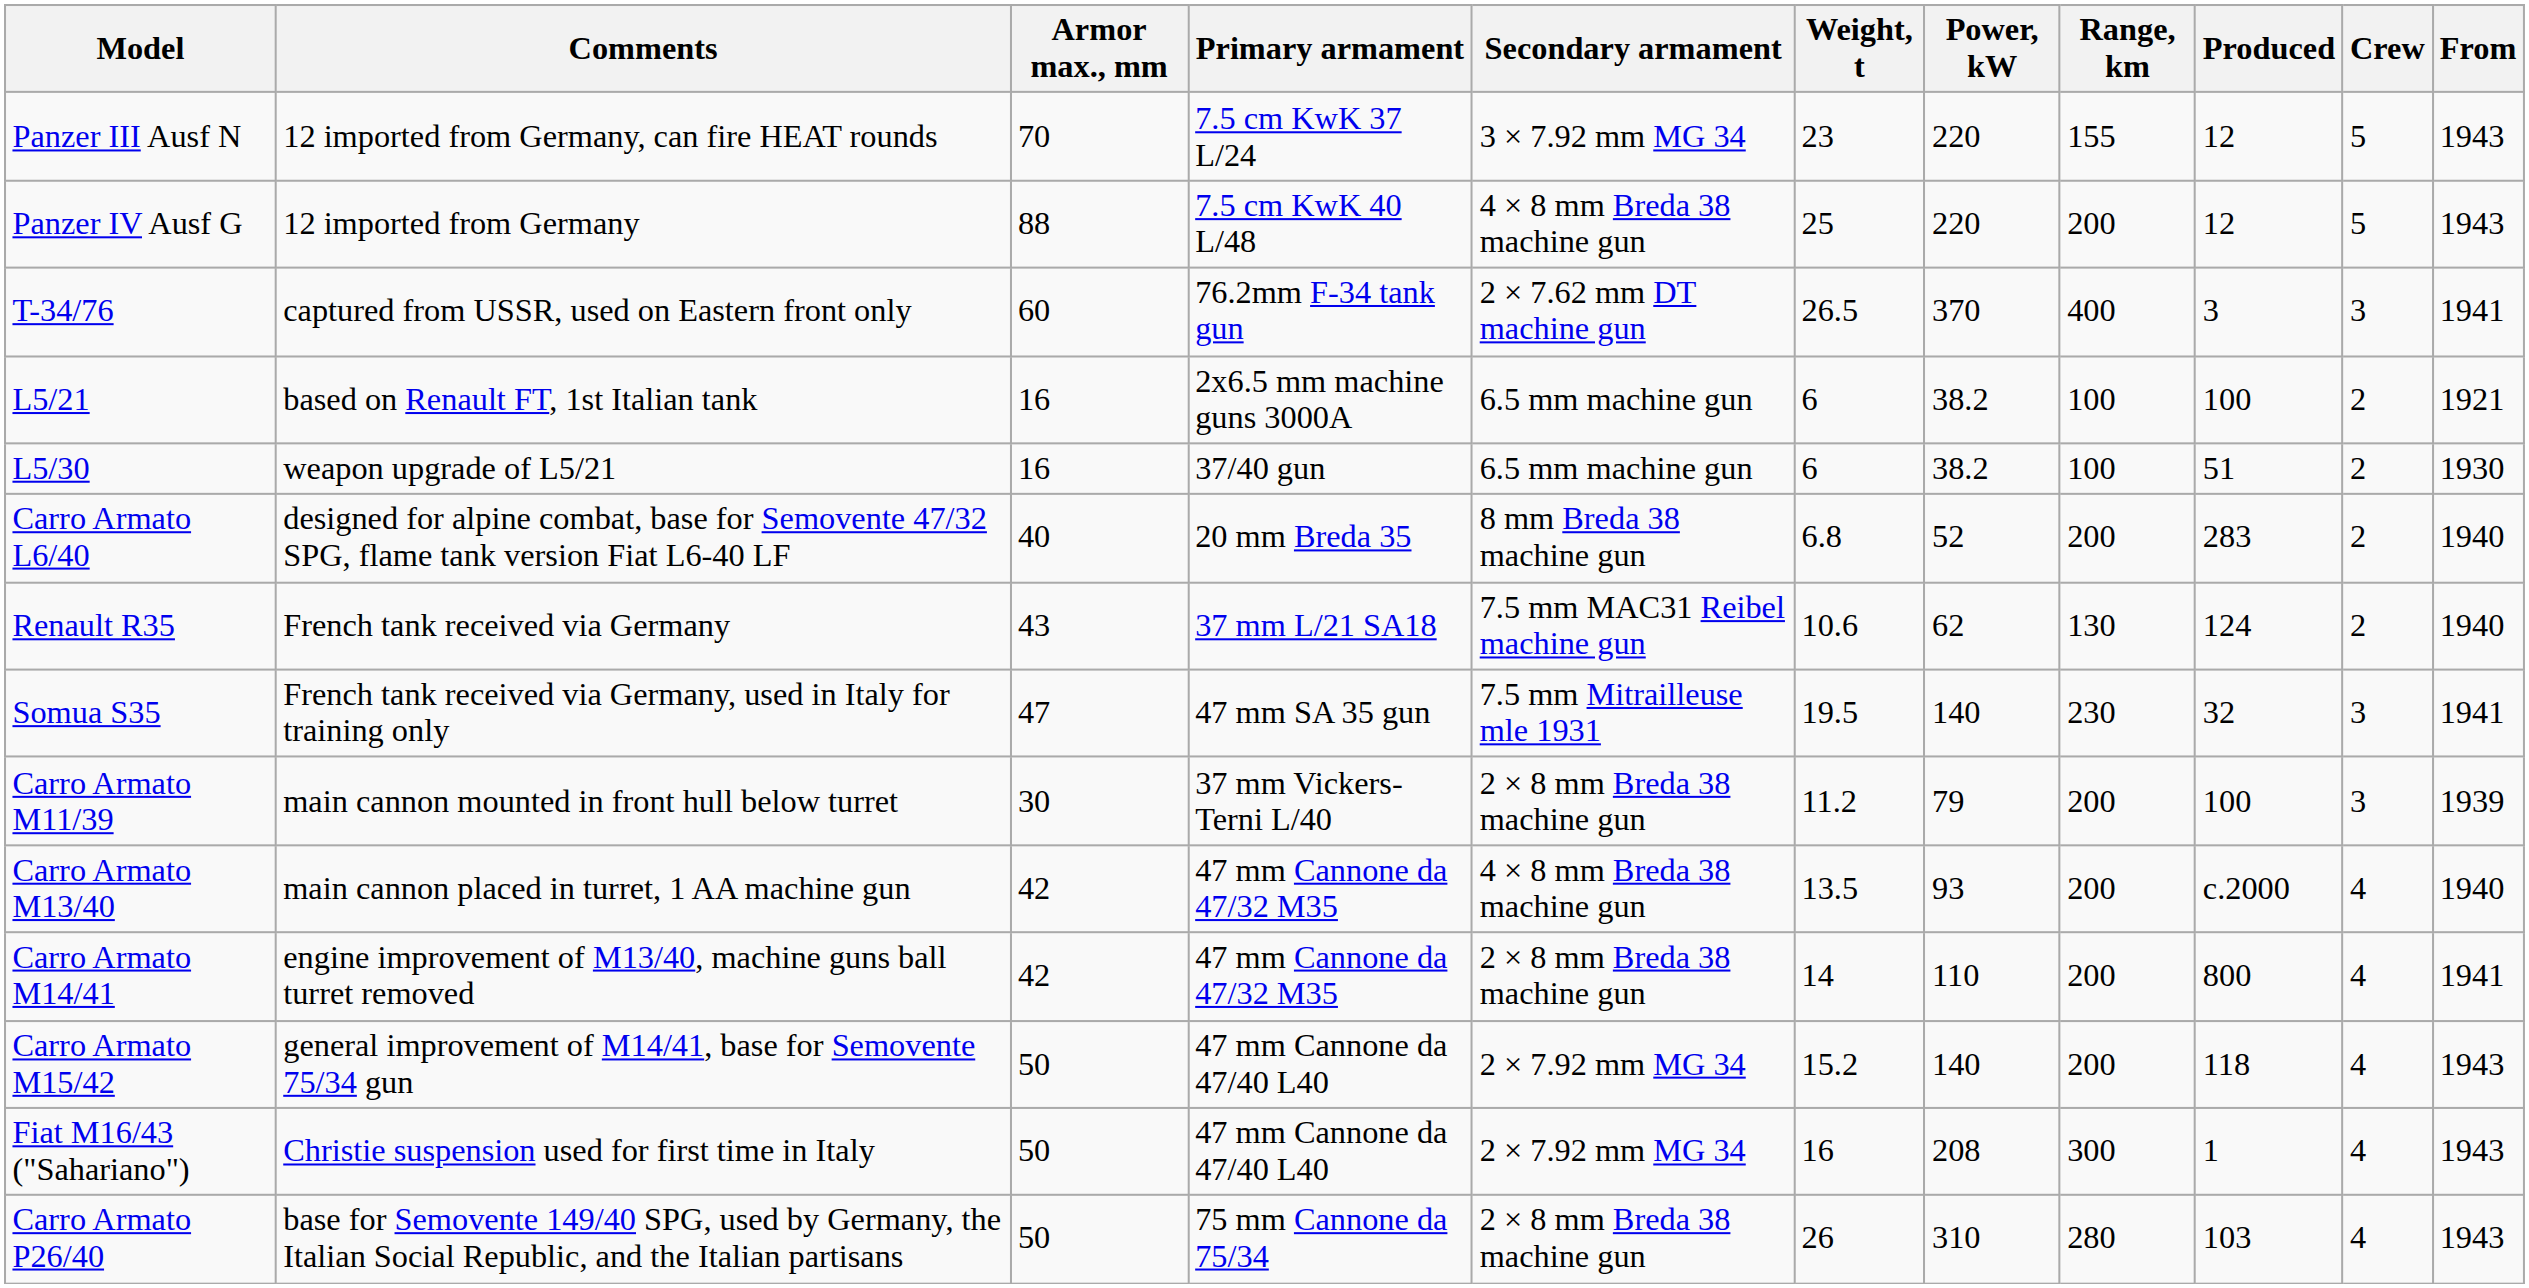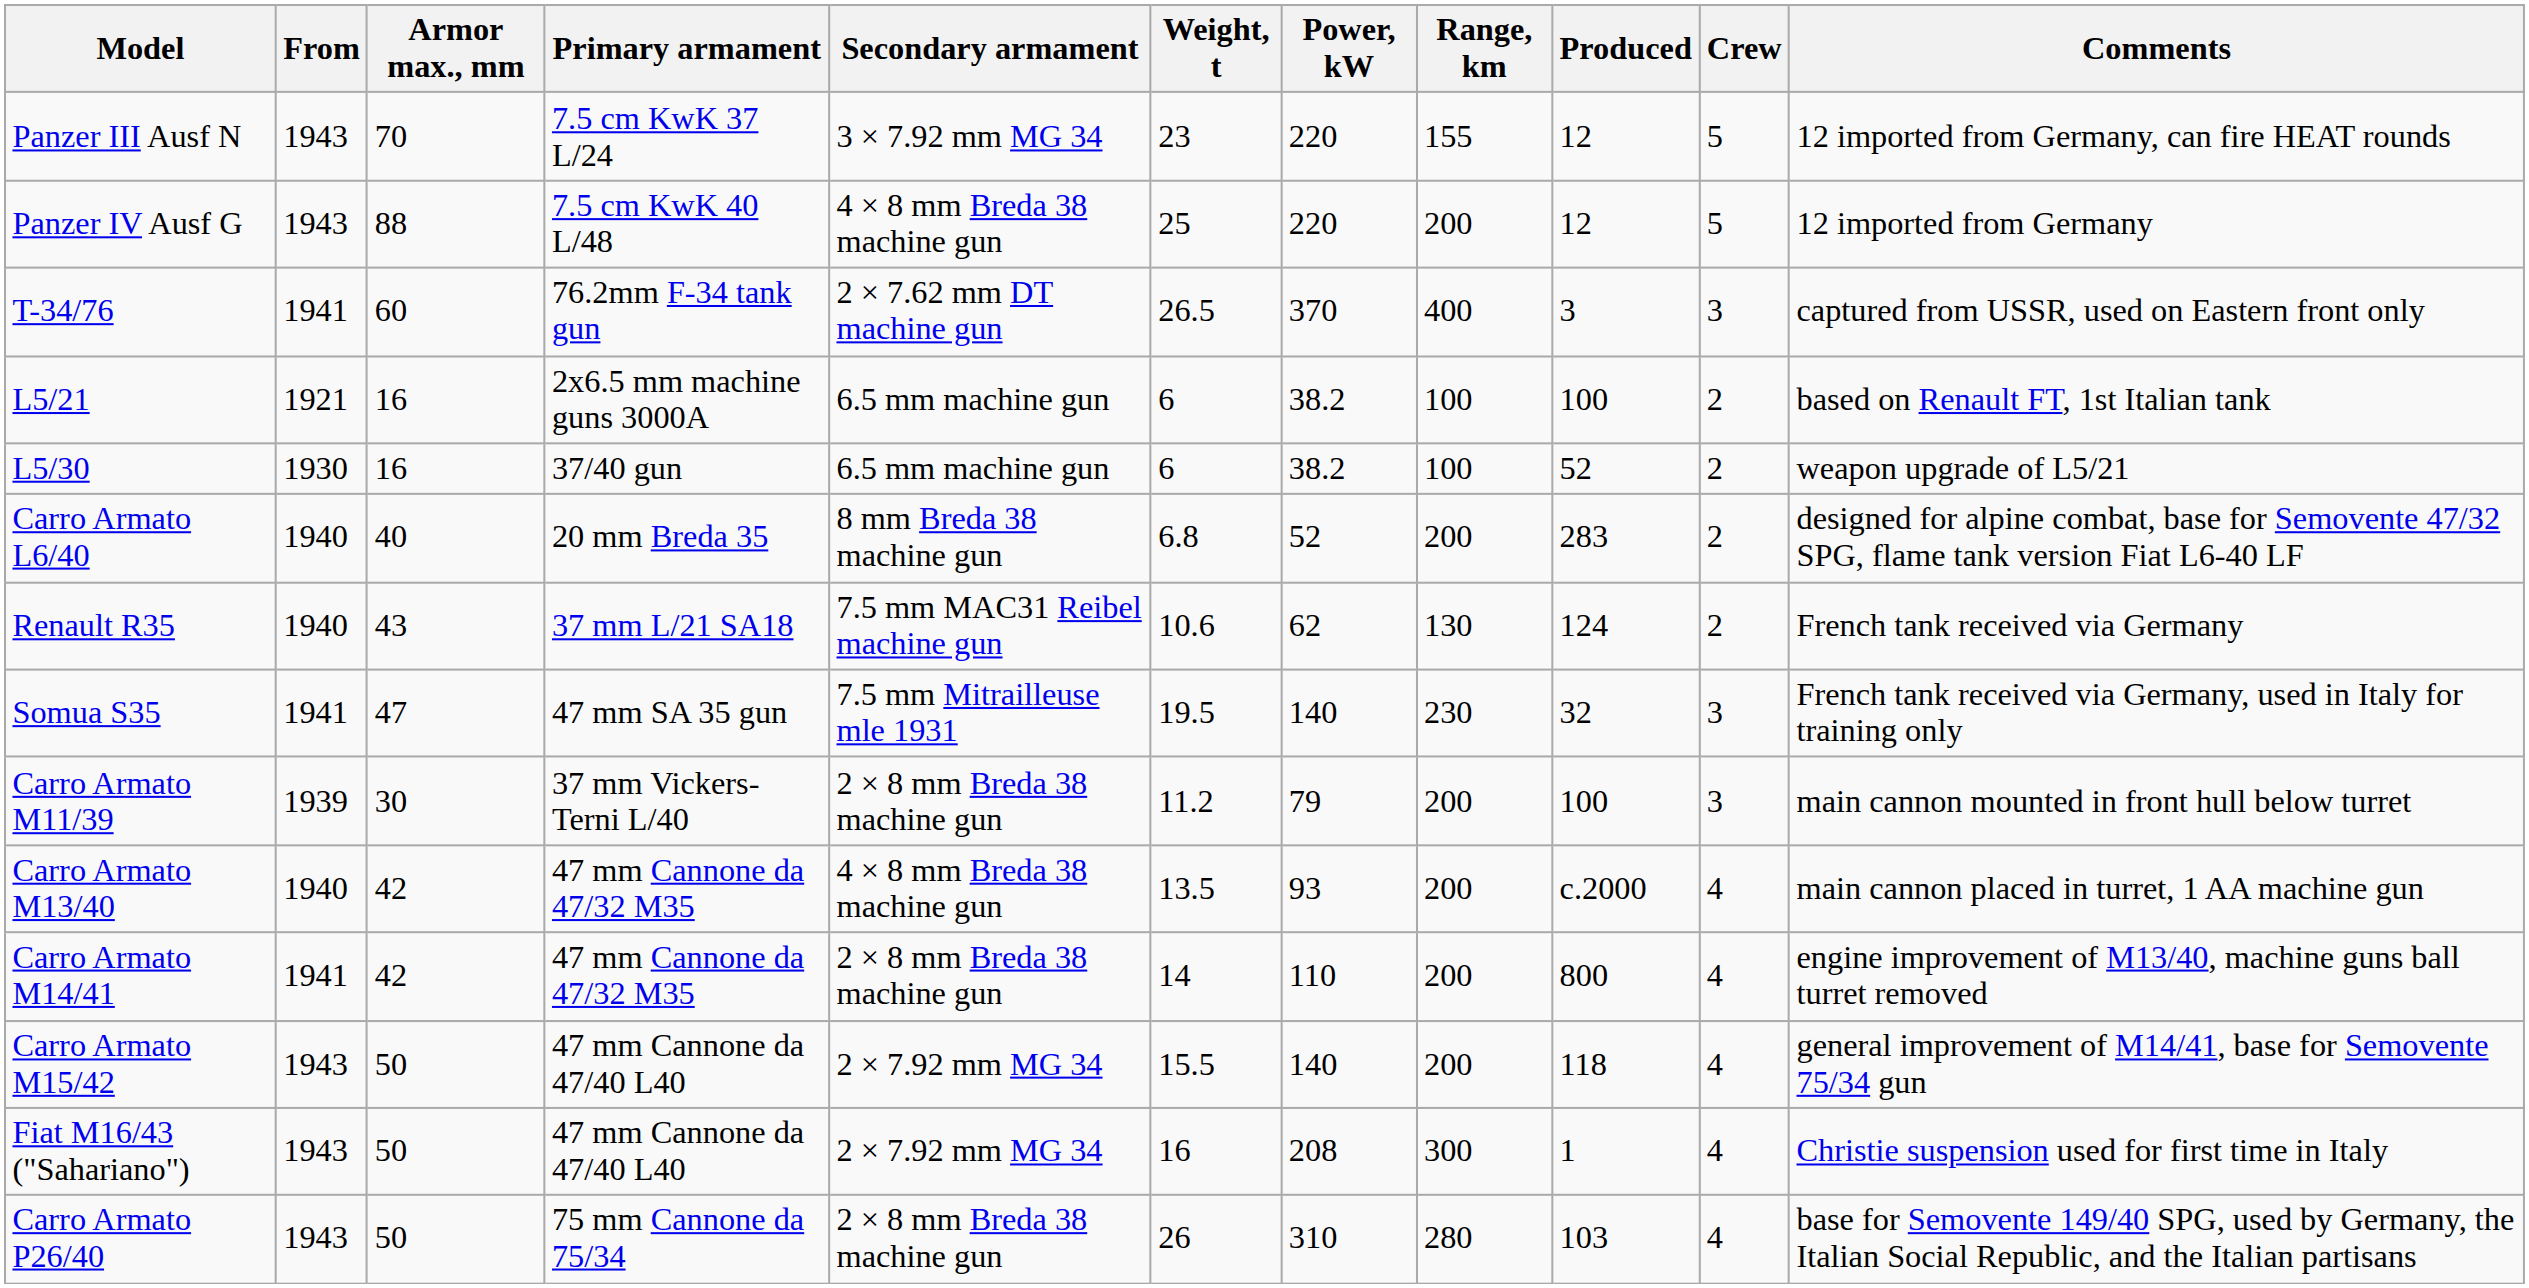columns swapped: (2478, 48) <-> (643, 48)
(2219, 468) 51 -> (1576, 468) 52
(1830, 1063) 15.2 -> (1187, 1063) 15.5
